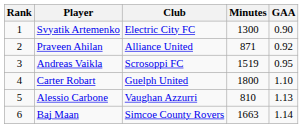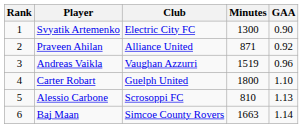(154, 64) Scrosoppi FC -> (161, 64) Vaughan Azzurri
(284, 64) 0.95 -> (284, 64) 0.96
(161, 98) Vaughan Azzurri -> (154, 98) Scrosoppi FC
